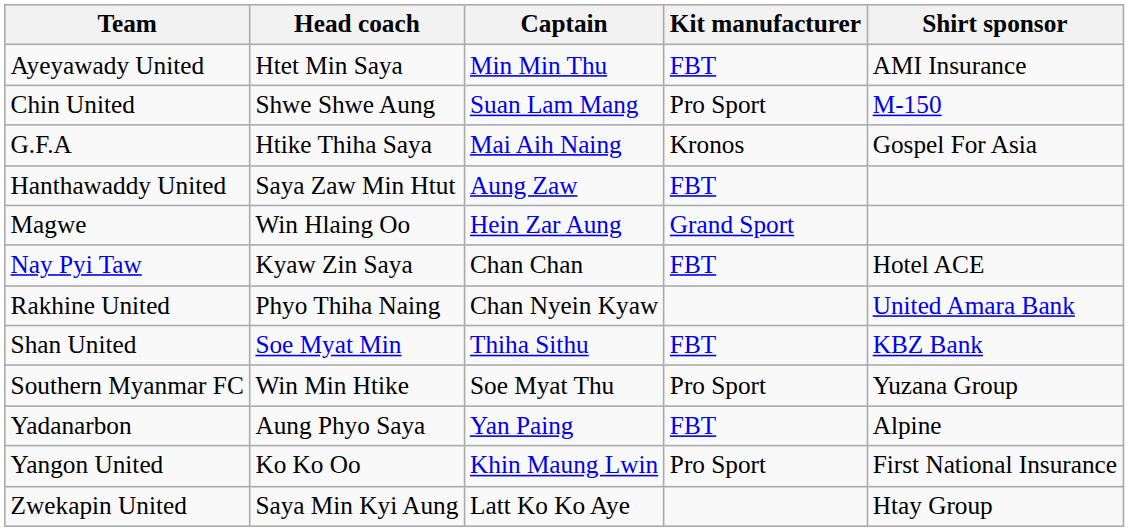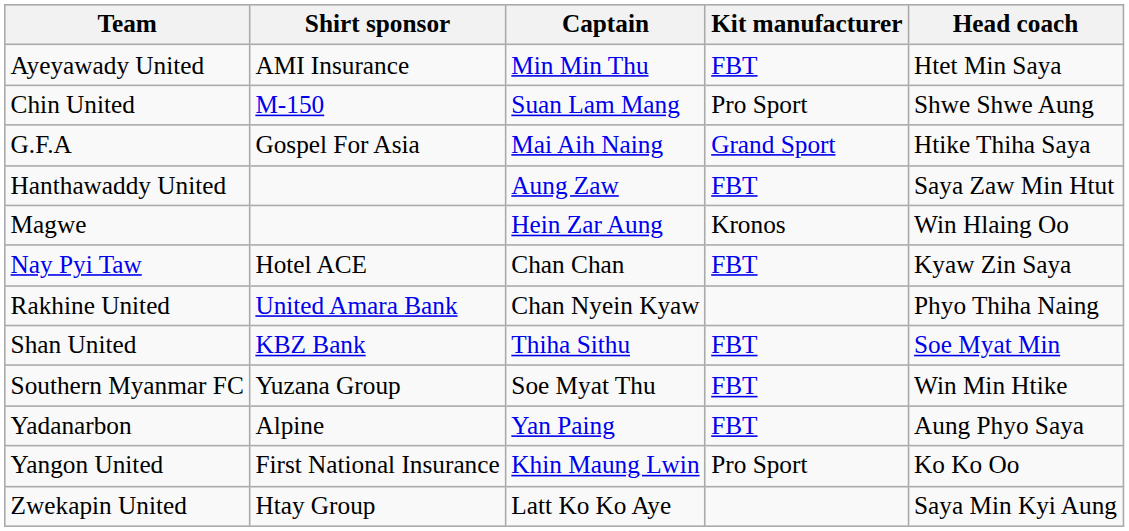columns swapped: (357, 24) <-> (995, 24)
(707, 144) Kronos -> (773, 144) Grand Sport
(732, 225) Grand Sport -> (748, 225) Kronos
(718, 385) Pro Sport -> (734, 385) FBT
